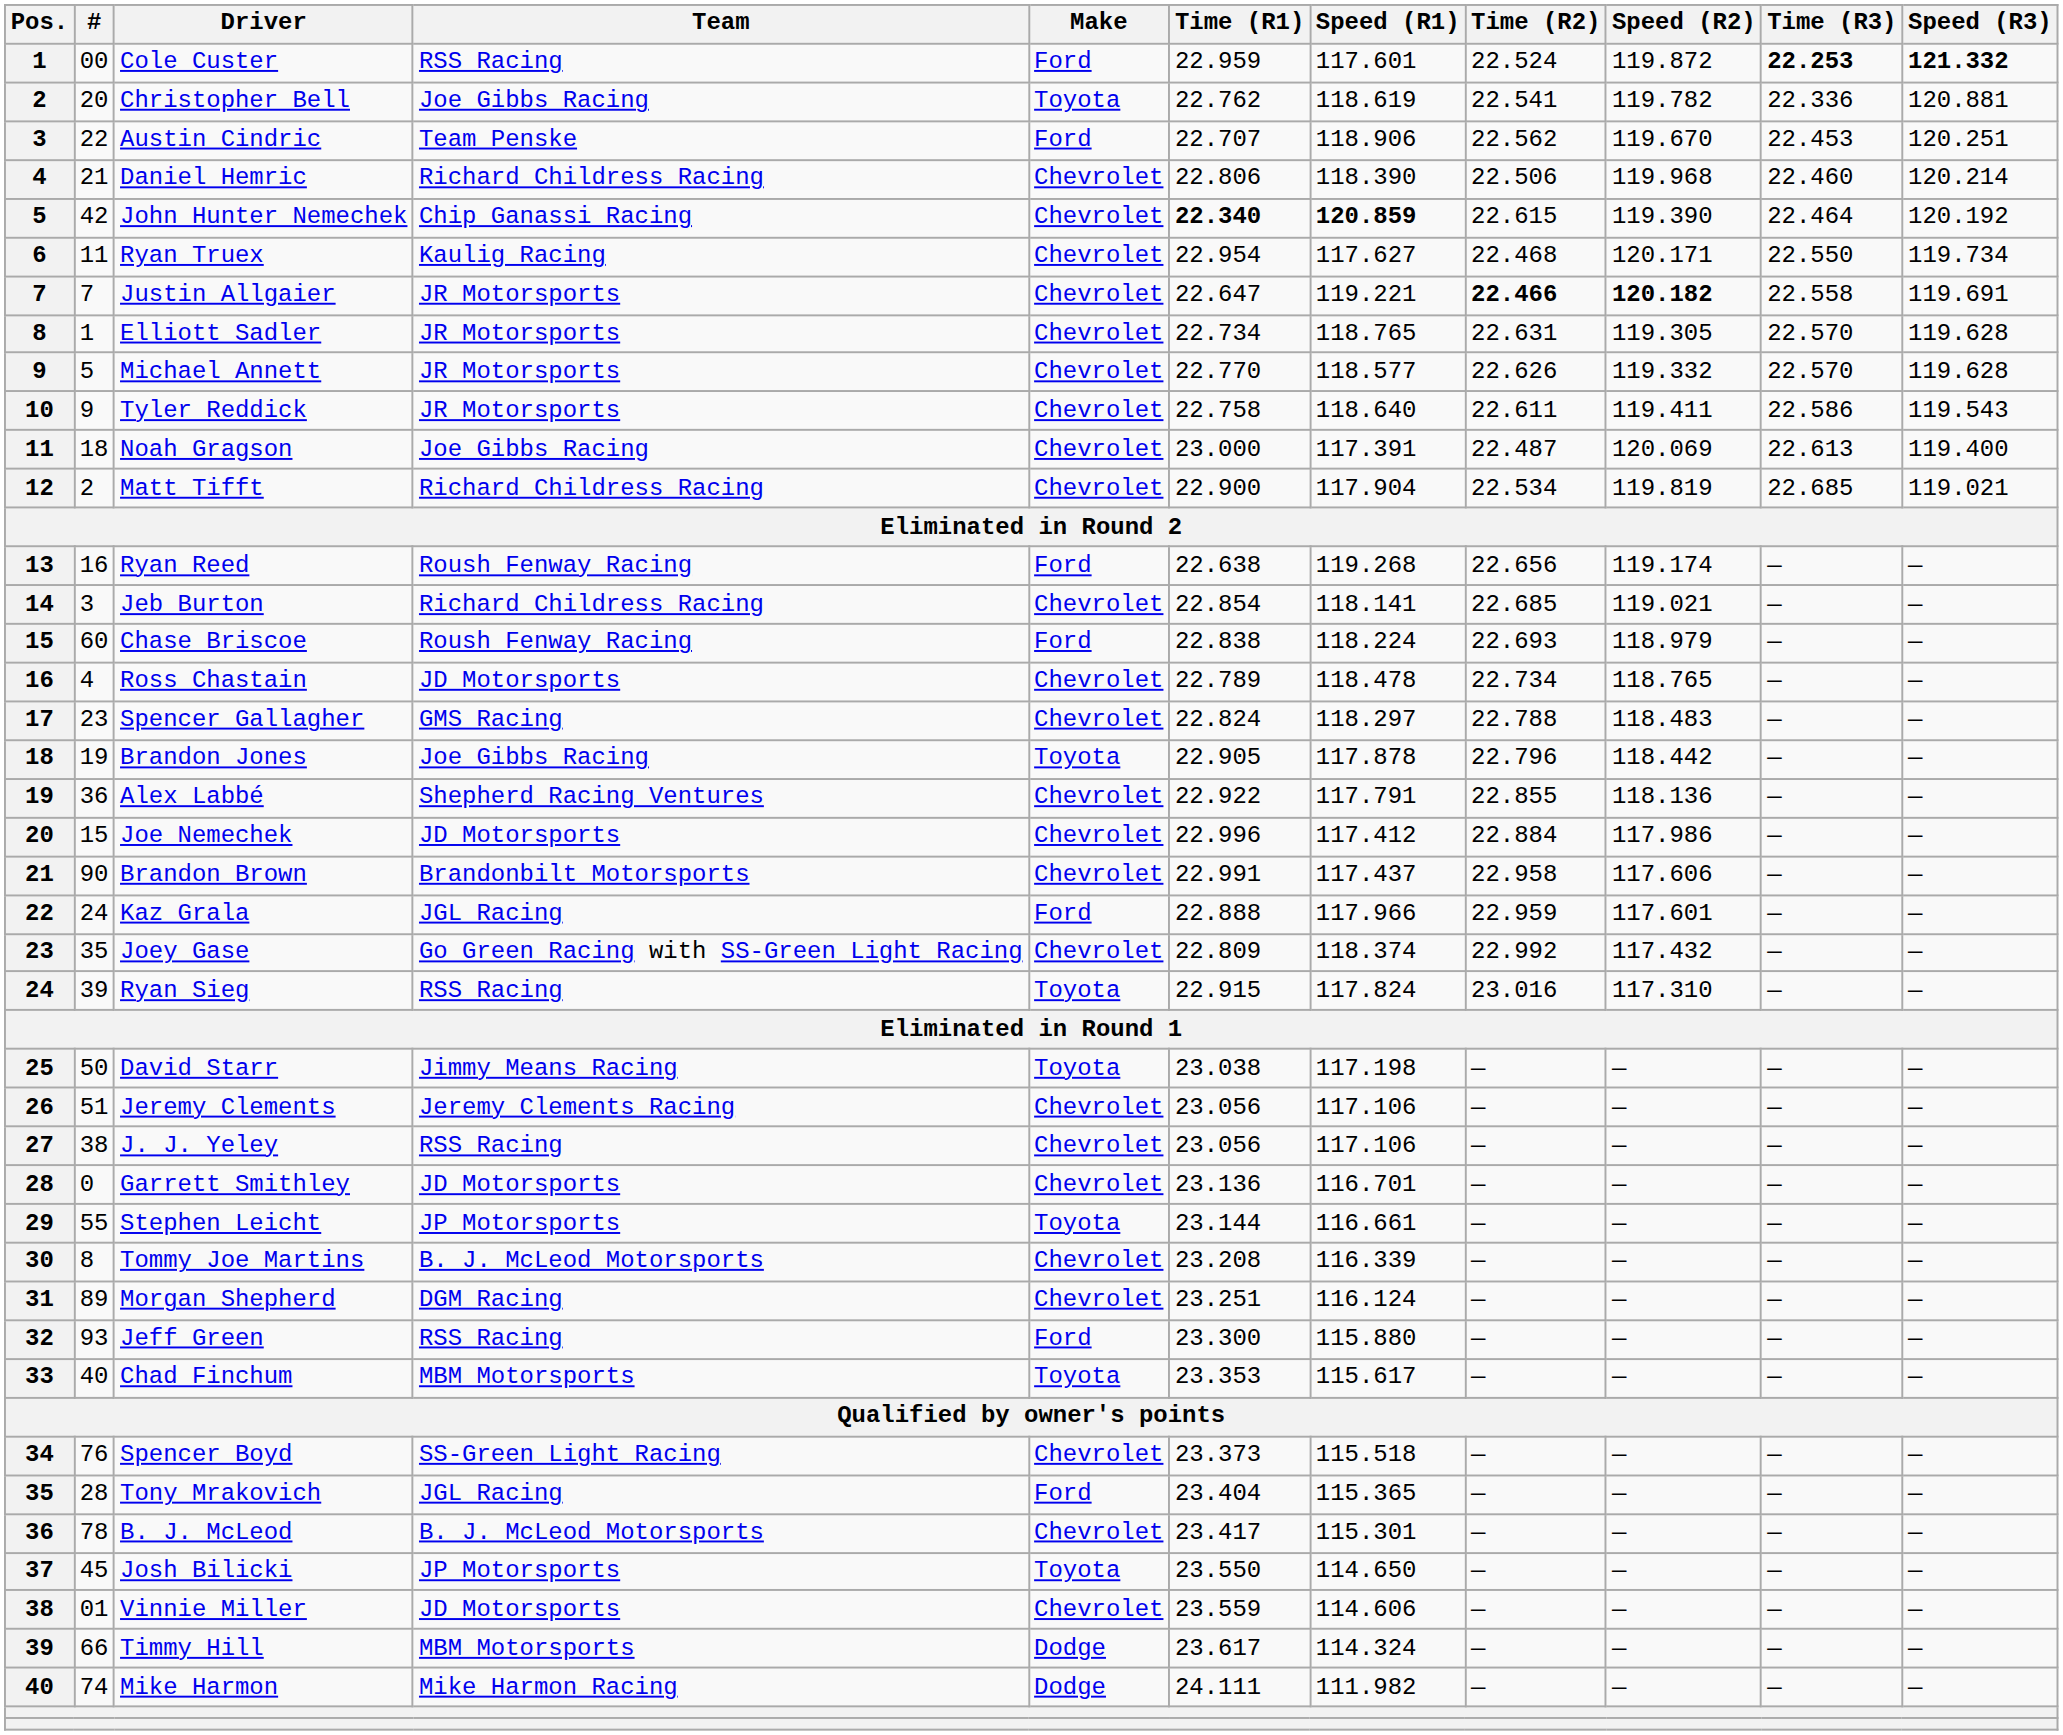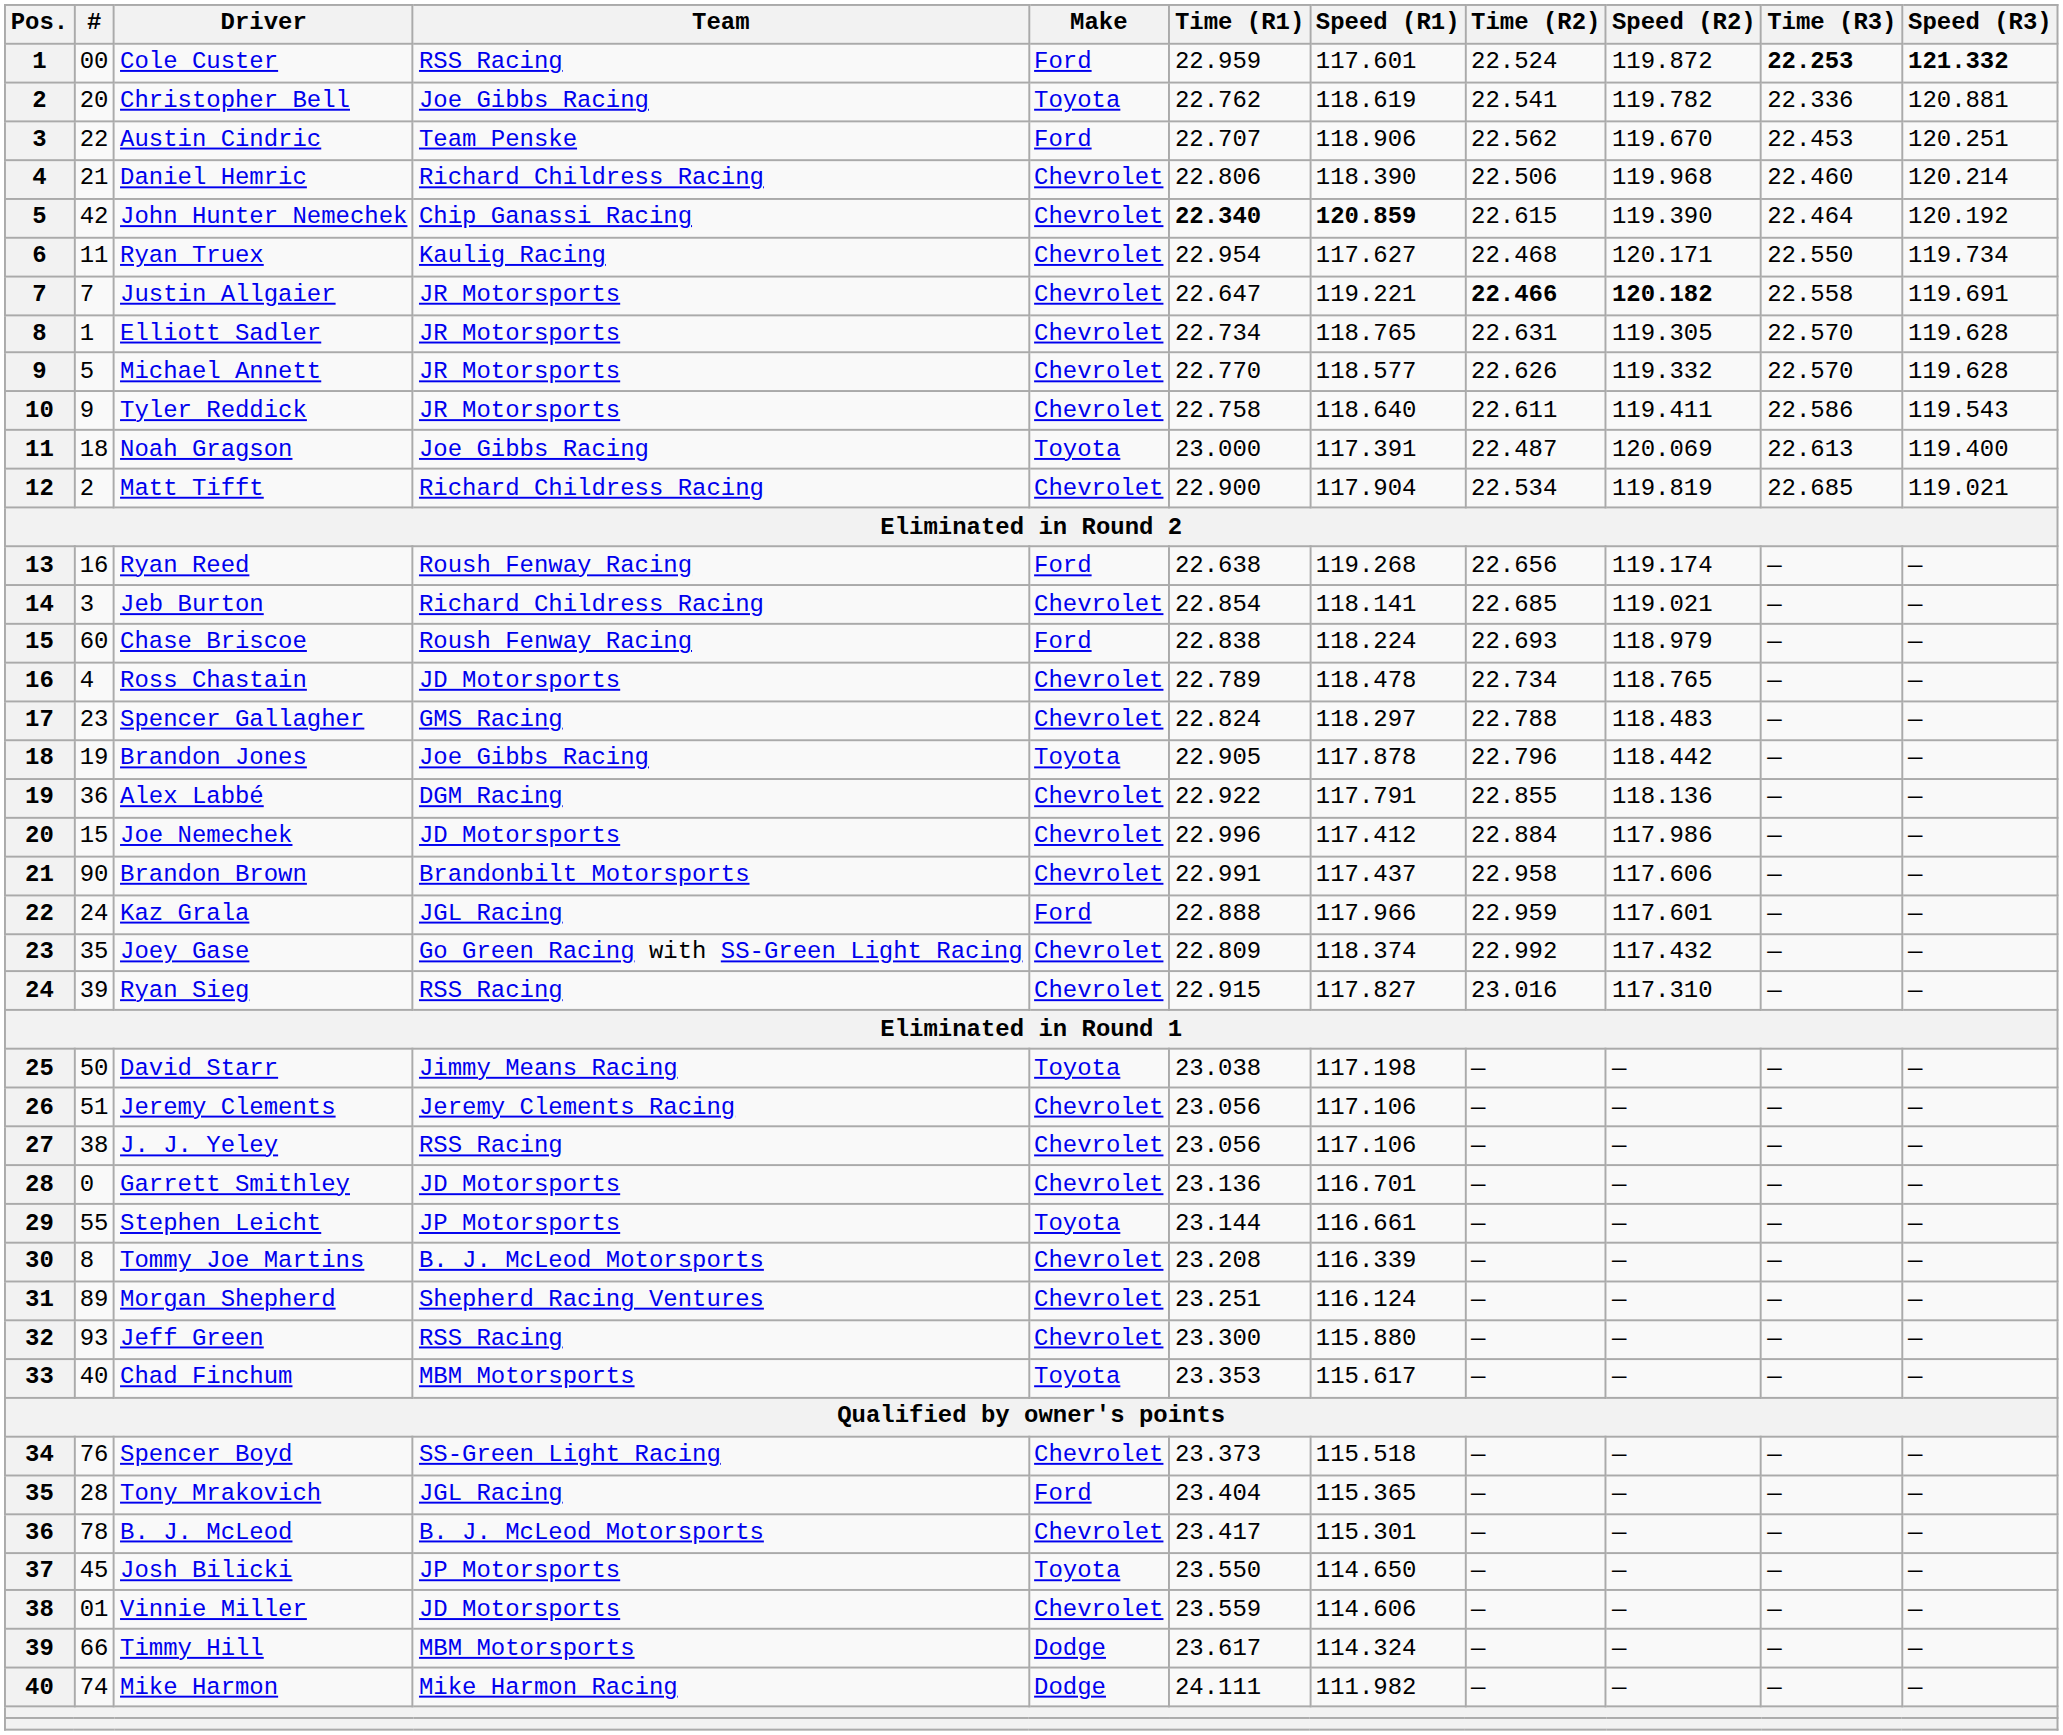(1099, 450) Chevrolet -> (1077, 450) Toyota
(591, 798) Shepherd Racing Ventures -> (491, 798) DGM Racing
(1077, 992) Toyota -> (1099, 992) Chevrolet
(1366, 992) 117.824 -> (1366, 992) 117.827
(491, 1301) DGM Racing -> (591, 1301) Shepherd Racing Ventures
(1063, 1340) Ford -> (1099, 1340) Chevrolet
